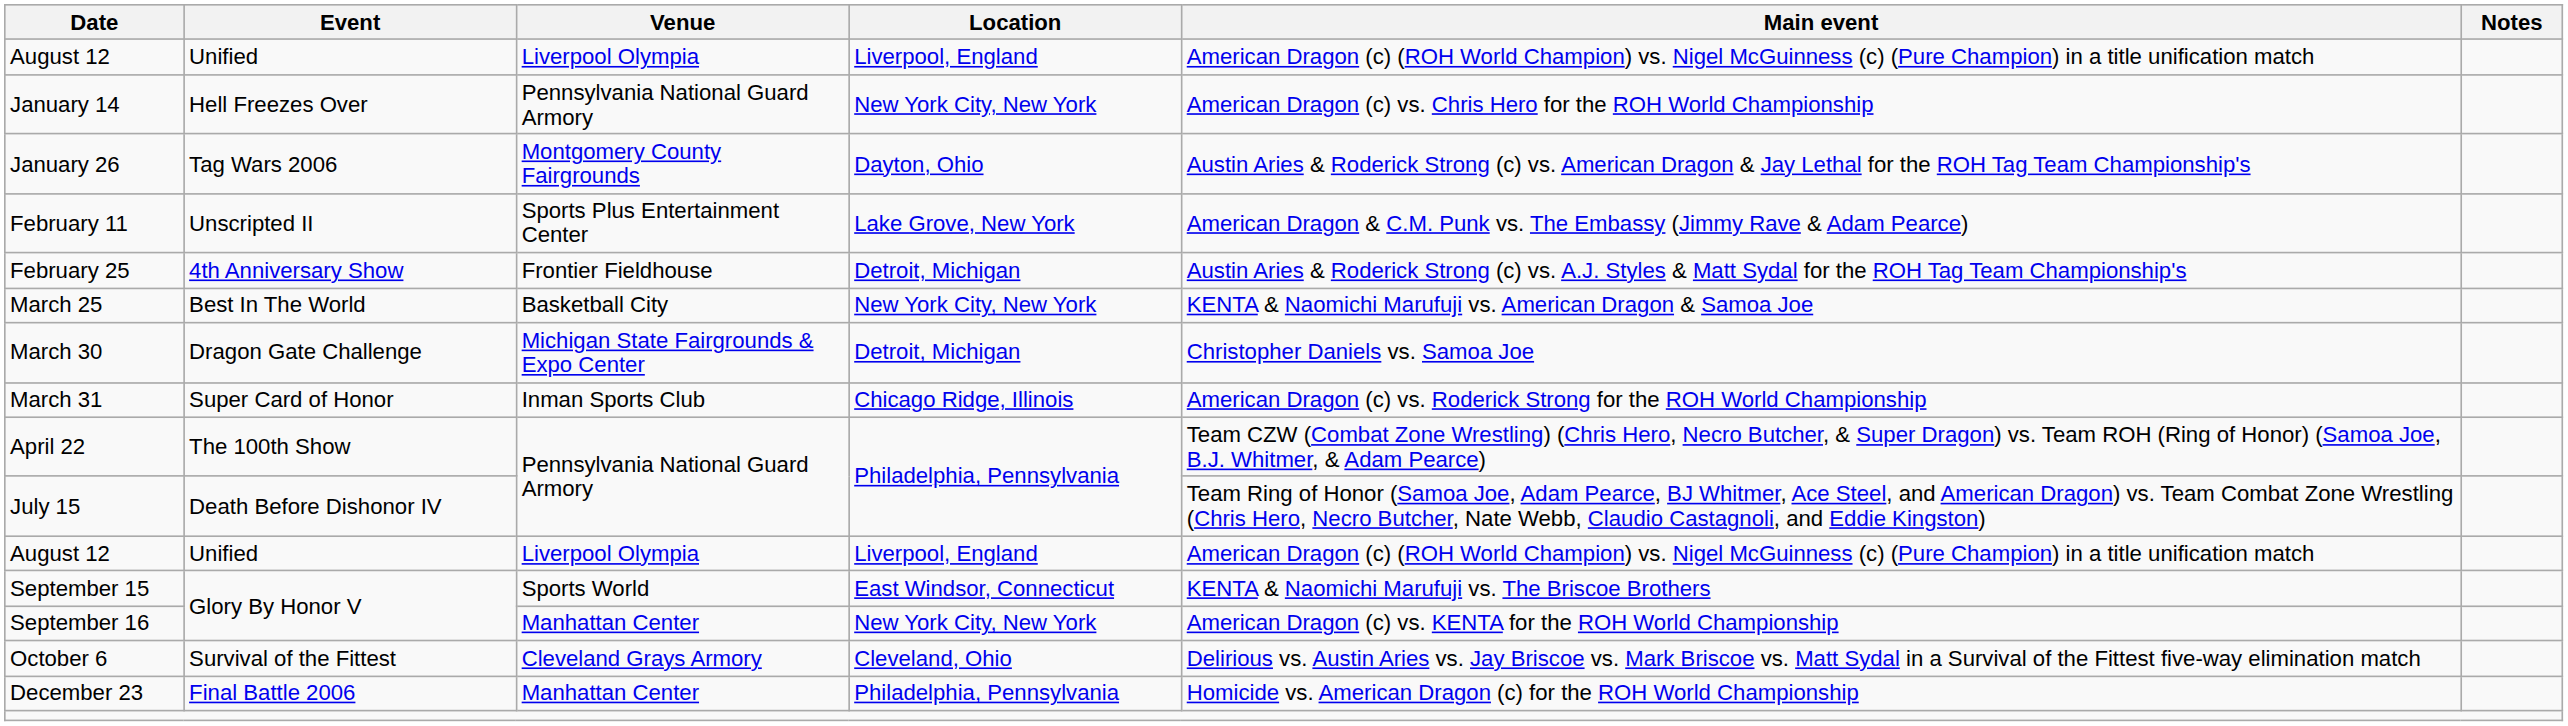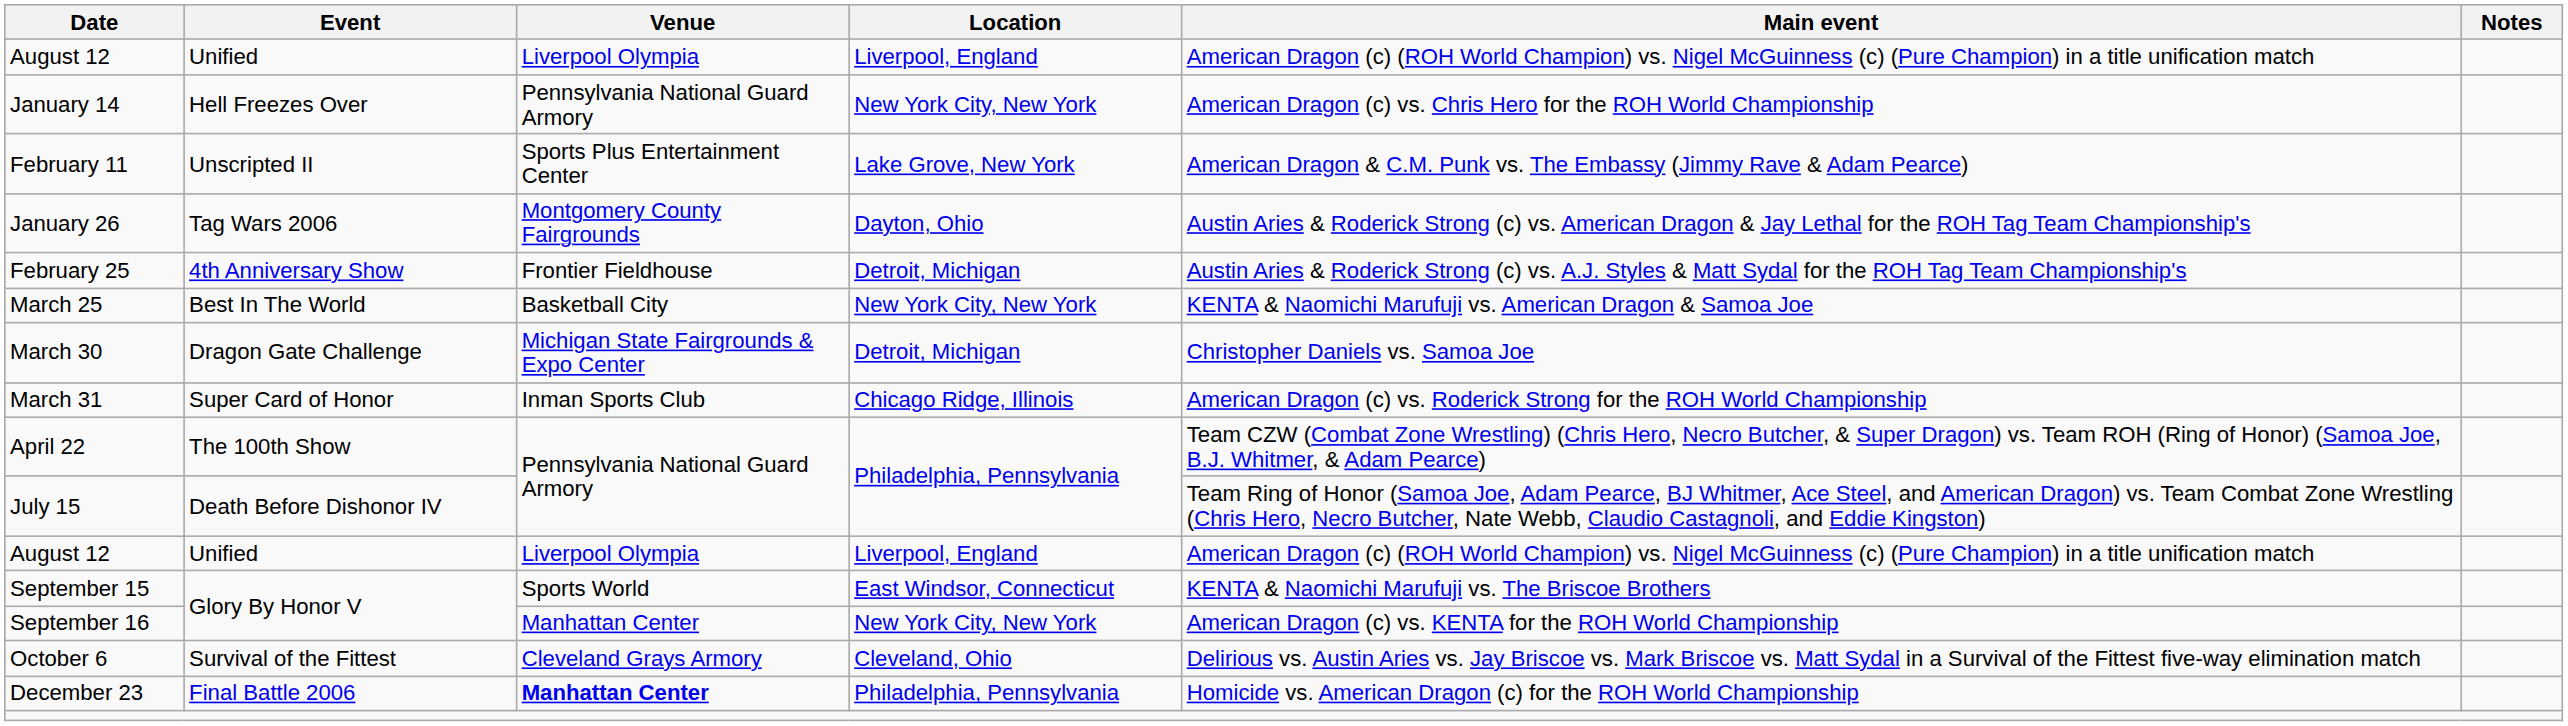rows swapped: (65, 163) <-> (69, 223)
(610, 693) normal -> (615, 693) bold
